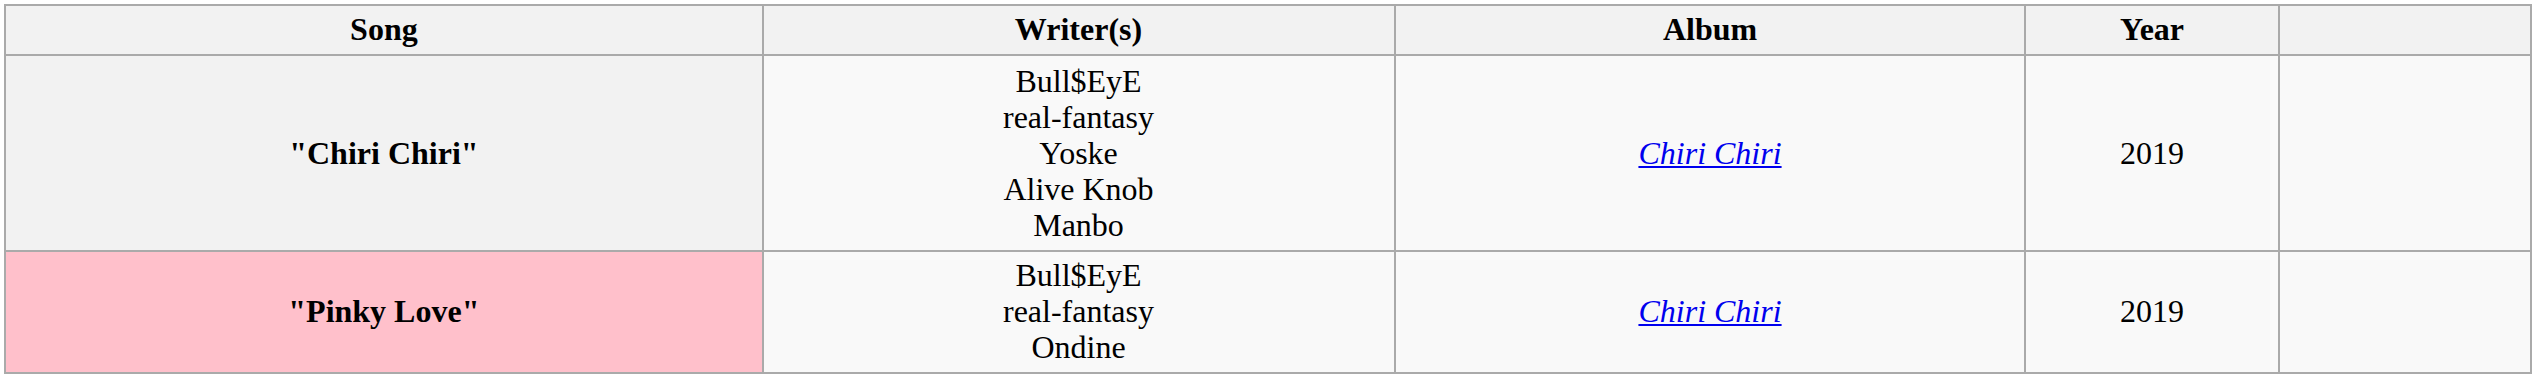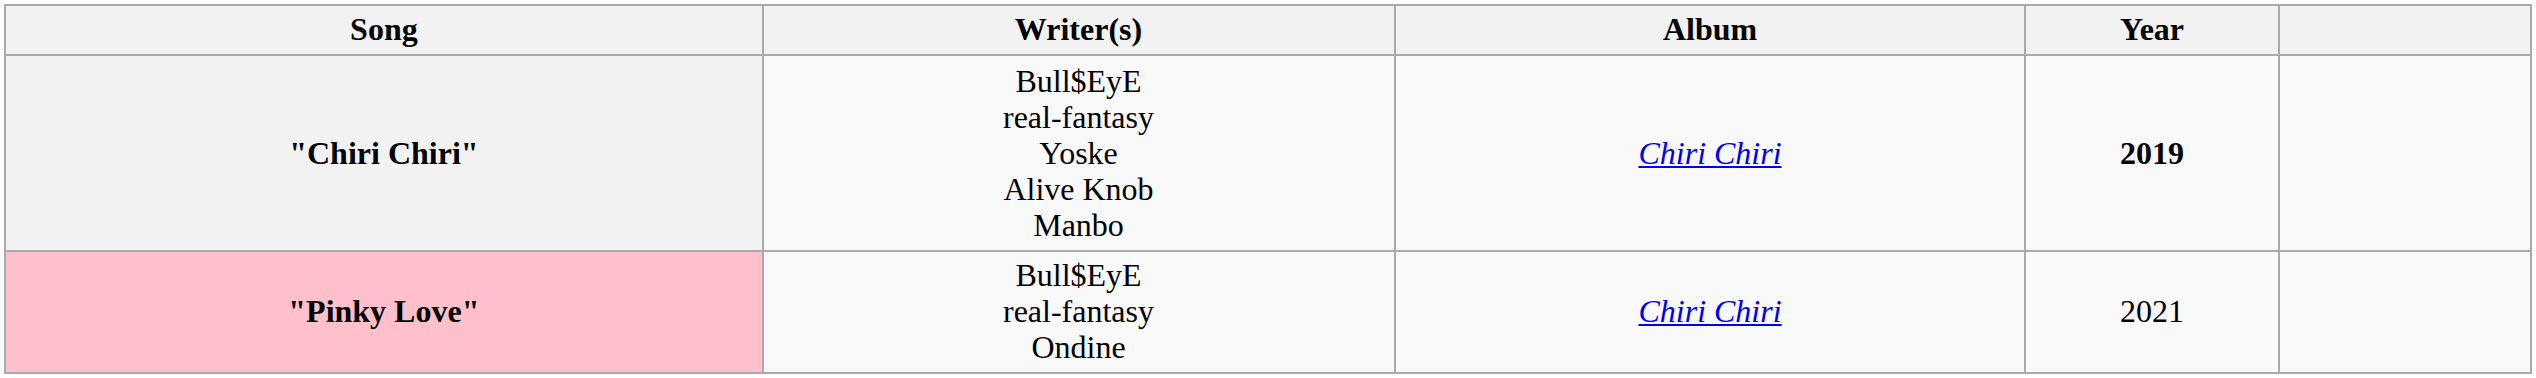(2152, 152) normal -> (2152, 152) bold
(2152, 311) 2019 -> (2152, 311) 2021
